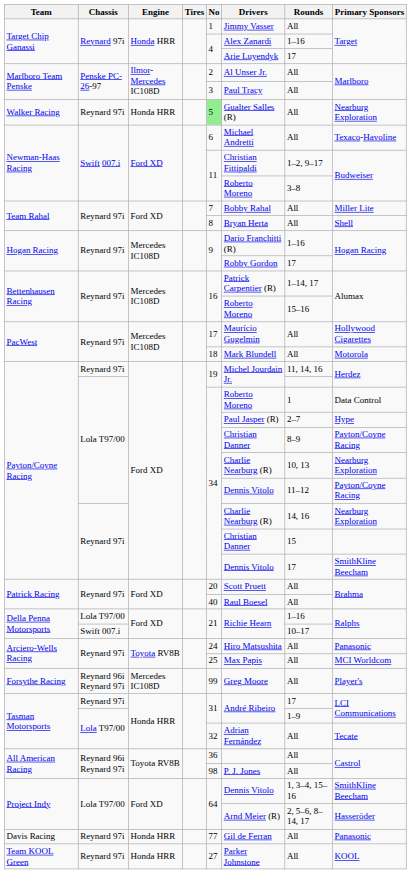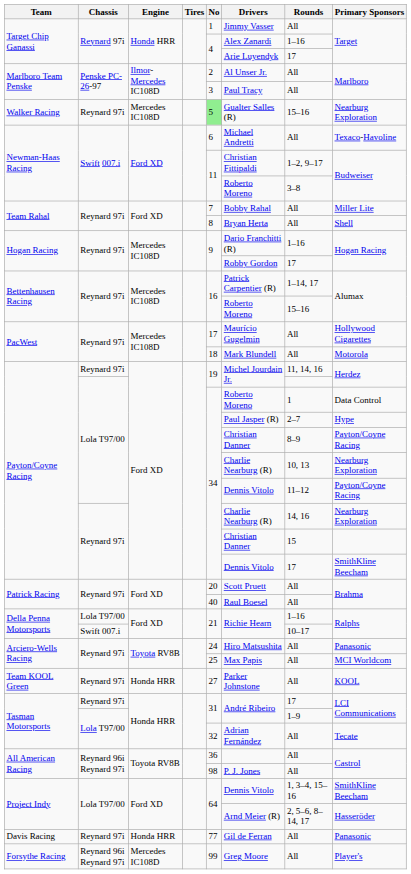(153, 111) Honda HRR -> (148, 111) Mercedes IC108D
(293, 111) All -> (298, 111) 15–16
rows swapped: (30, 856) <-> (36, 680)
